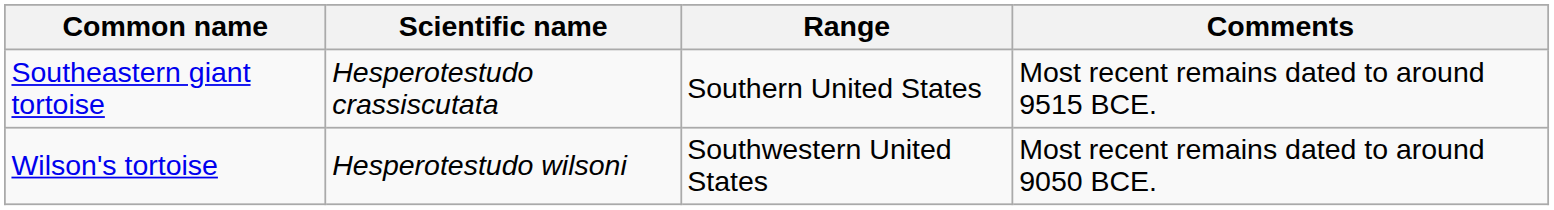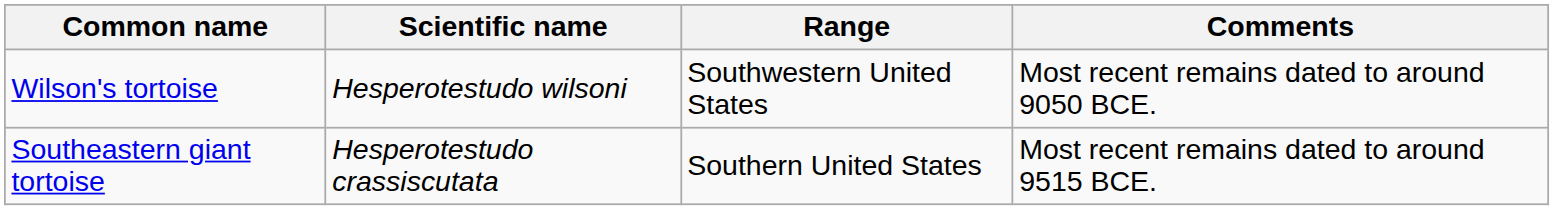rows swapped: (131, 88) <-> (115, 165)
